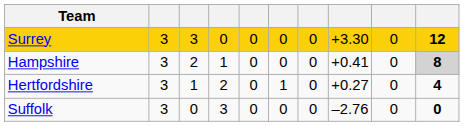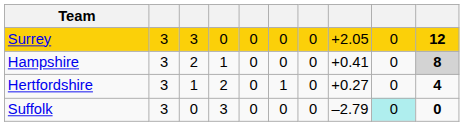(350, 39) +3.30 -> (350, 39) +2.05
(350, 109) –2.76 -> (350, 109) –2.79
(394, 109) no background -> (394, 109) paleturquoise background
